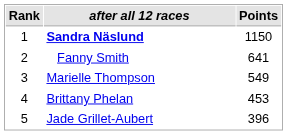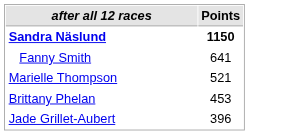- column: (24, 16)
(258, 37) normal -> (221, 37) bold
(258, 78) 549 -> (221, 78) 521
